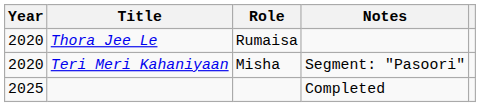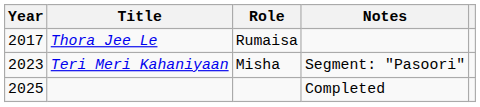(26, 41) 2020 -> (26, 41) 2017
(26, 65) 2020 -> (26, 65) 2023
